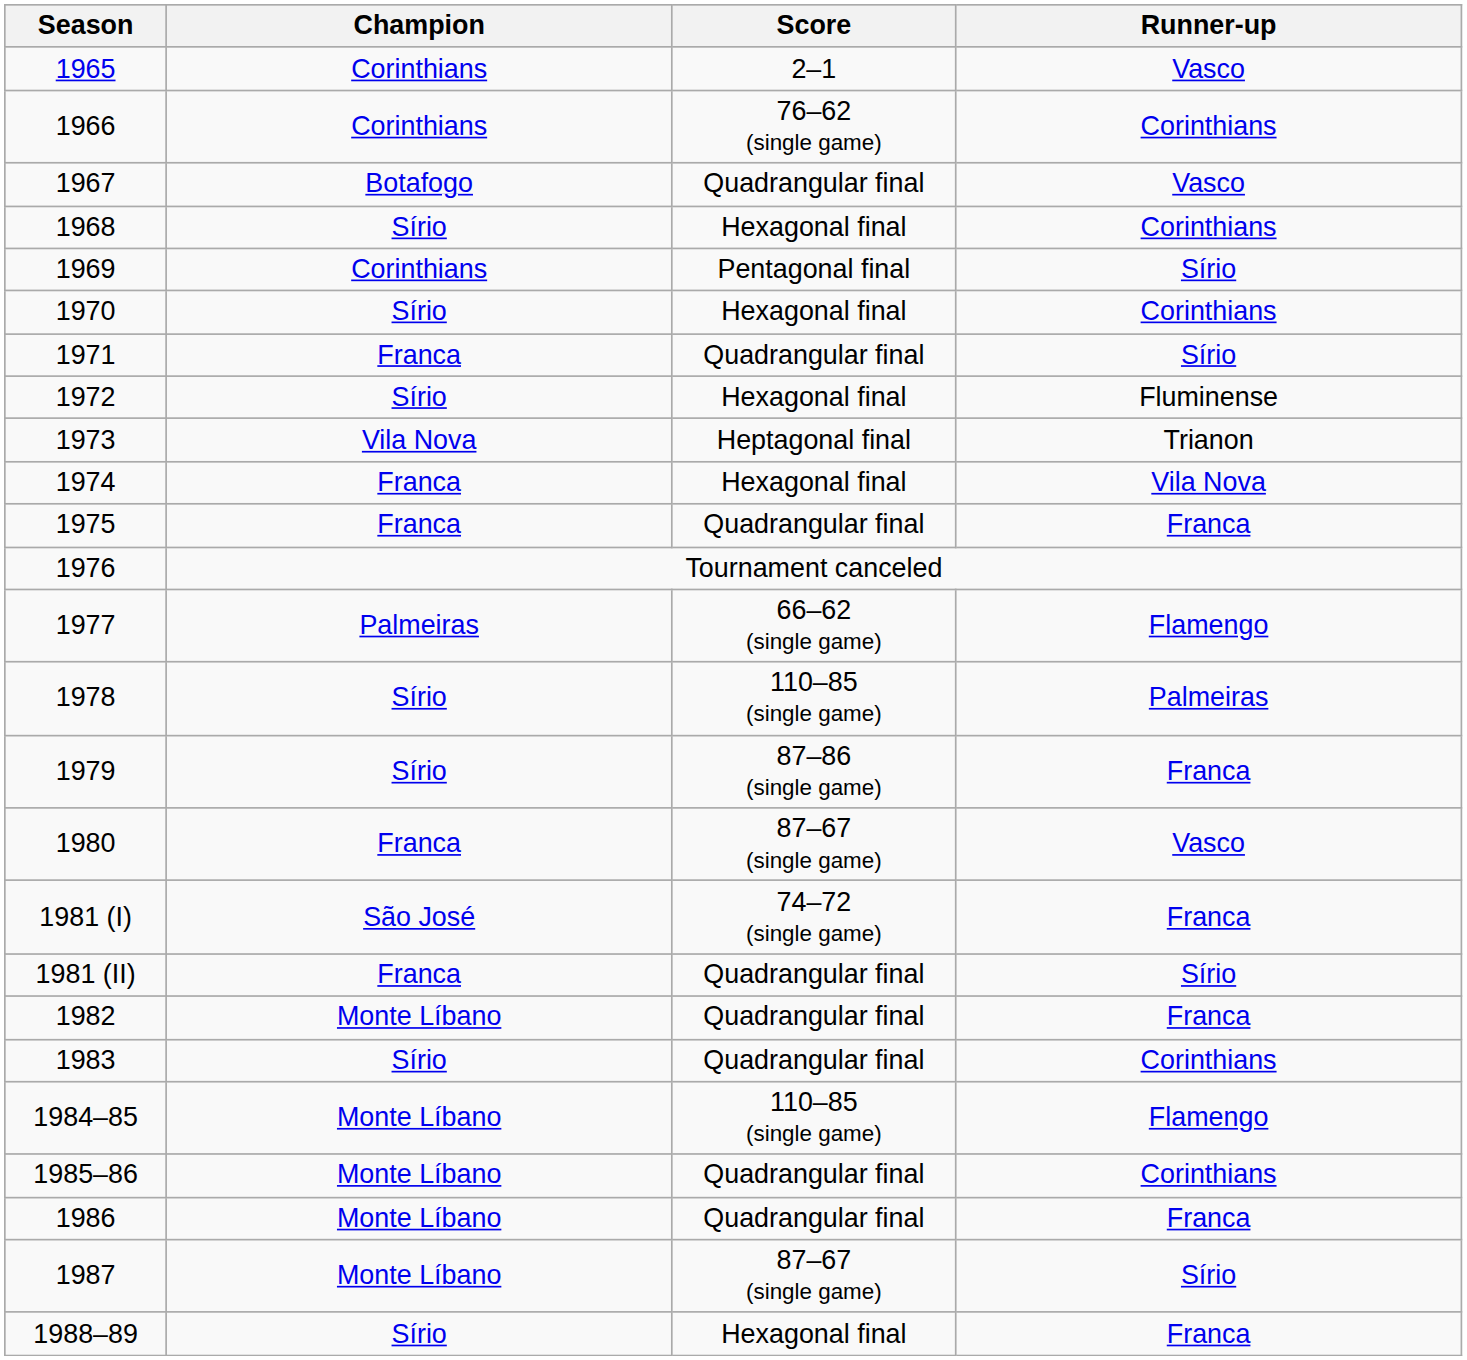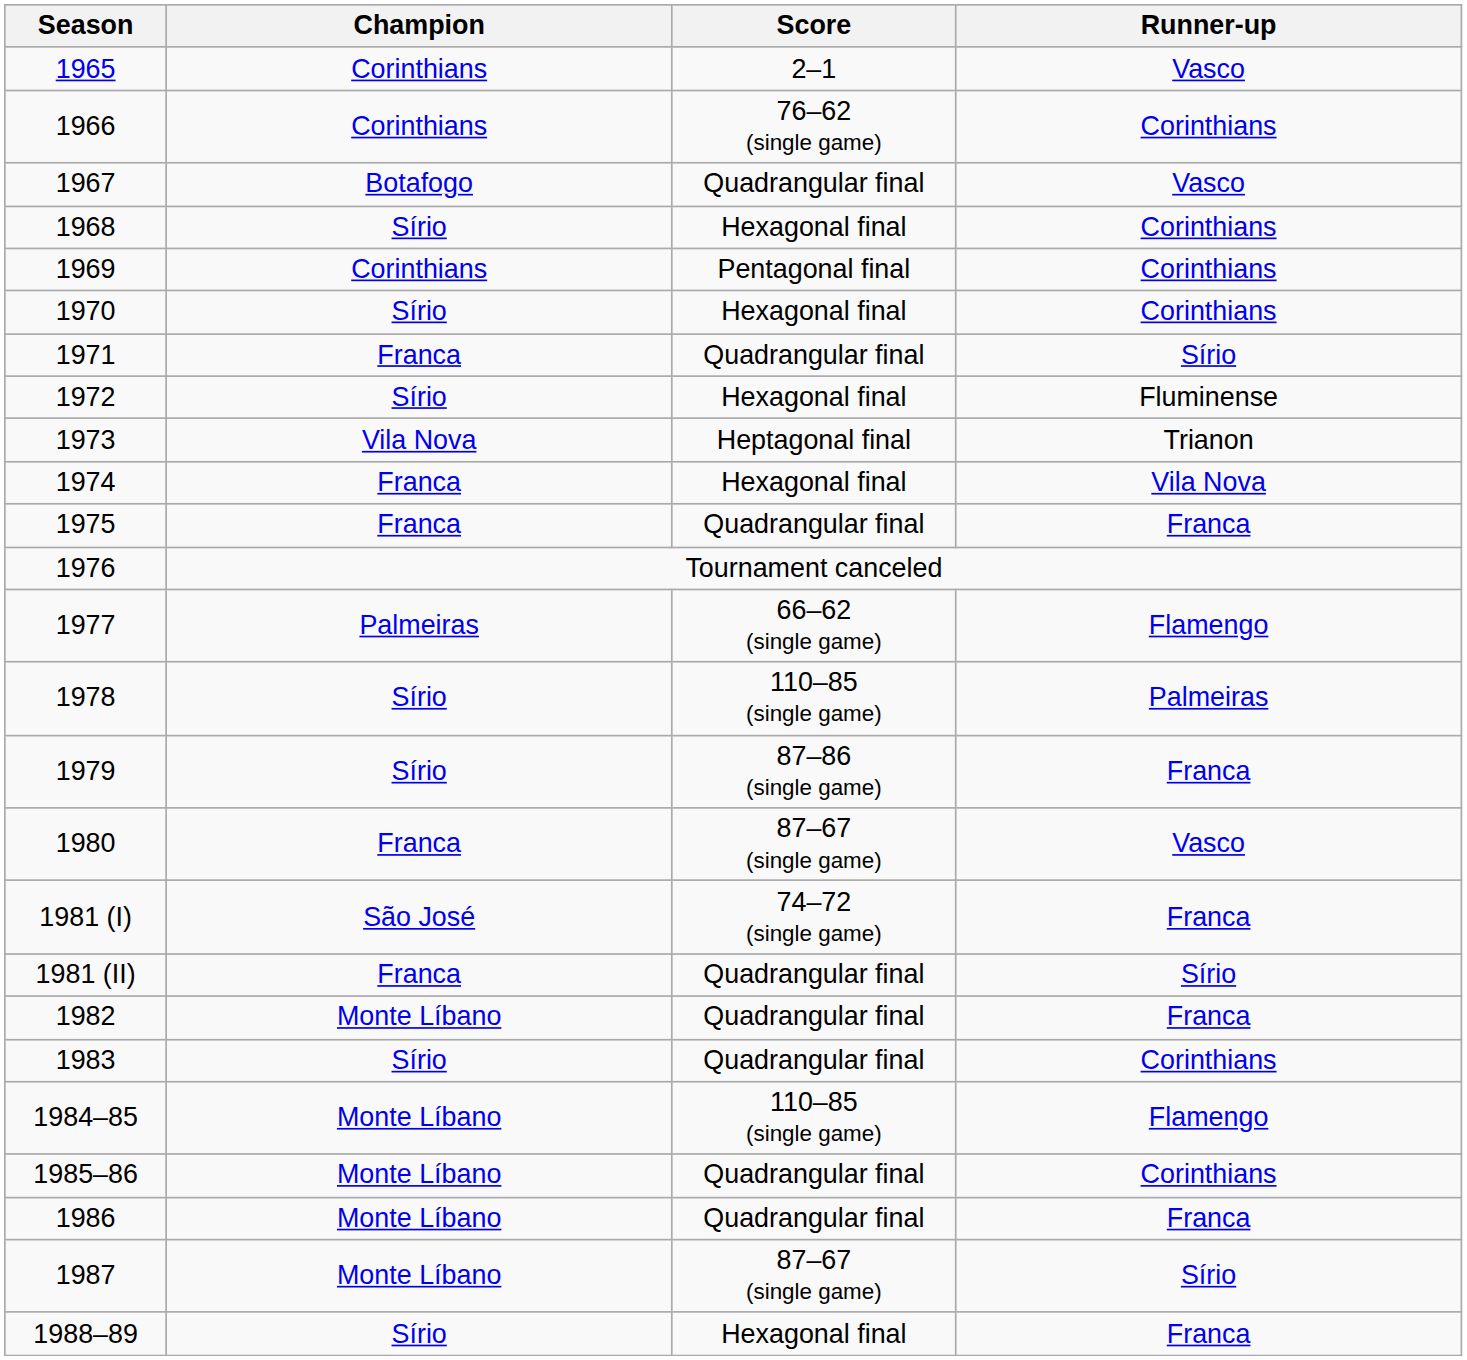(1209, 269) Sírio -> (1209, 269) Corinthians
